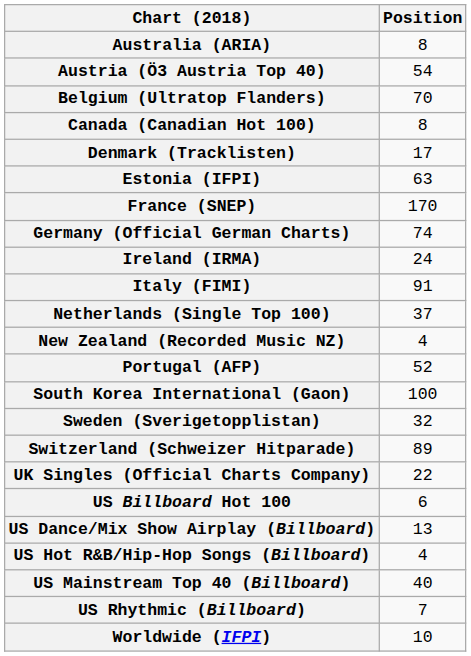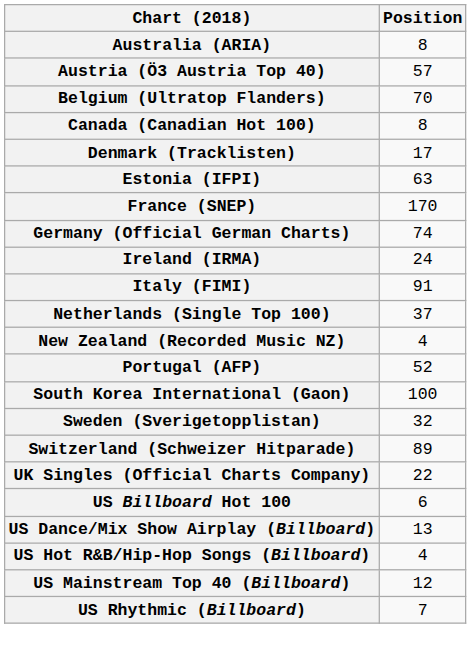(423, 72) 54 -> (423, 72) 57
(423, 583) 40 -> (423, 583) 12
- row: (192, 637)
